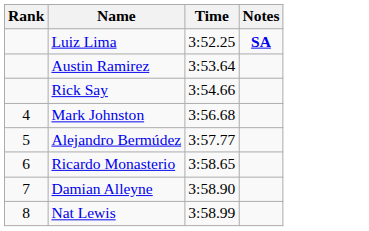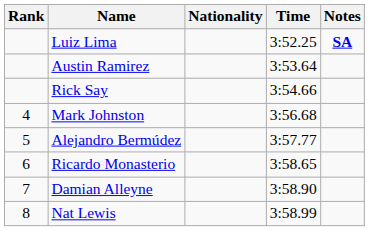+ column: (225, 16)
